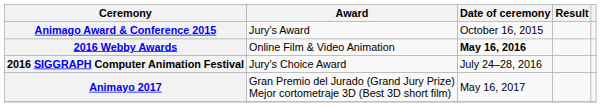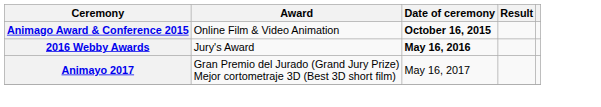(279, 30) Jury's Award -> (267, 30) Online Film & Video Animation
(502, 30) normal -> (448, 30) bold
(322, 47) Online Film & Video Animation -> (224, 47) Jury's Award
- row: (125, 64)
